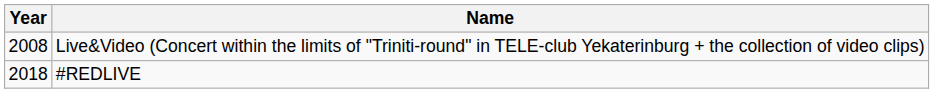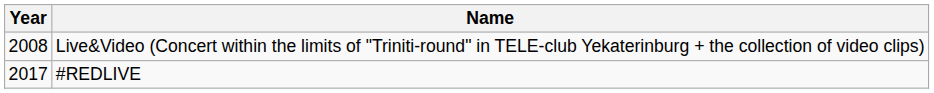(28, 74) 2018 -> (28, 74) 2017
